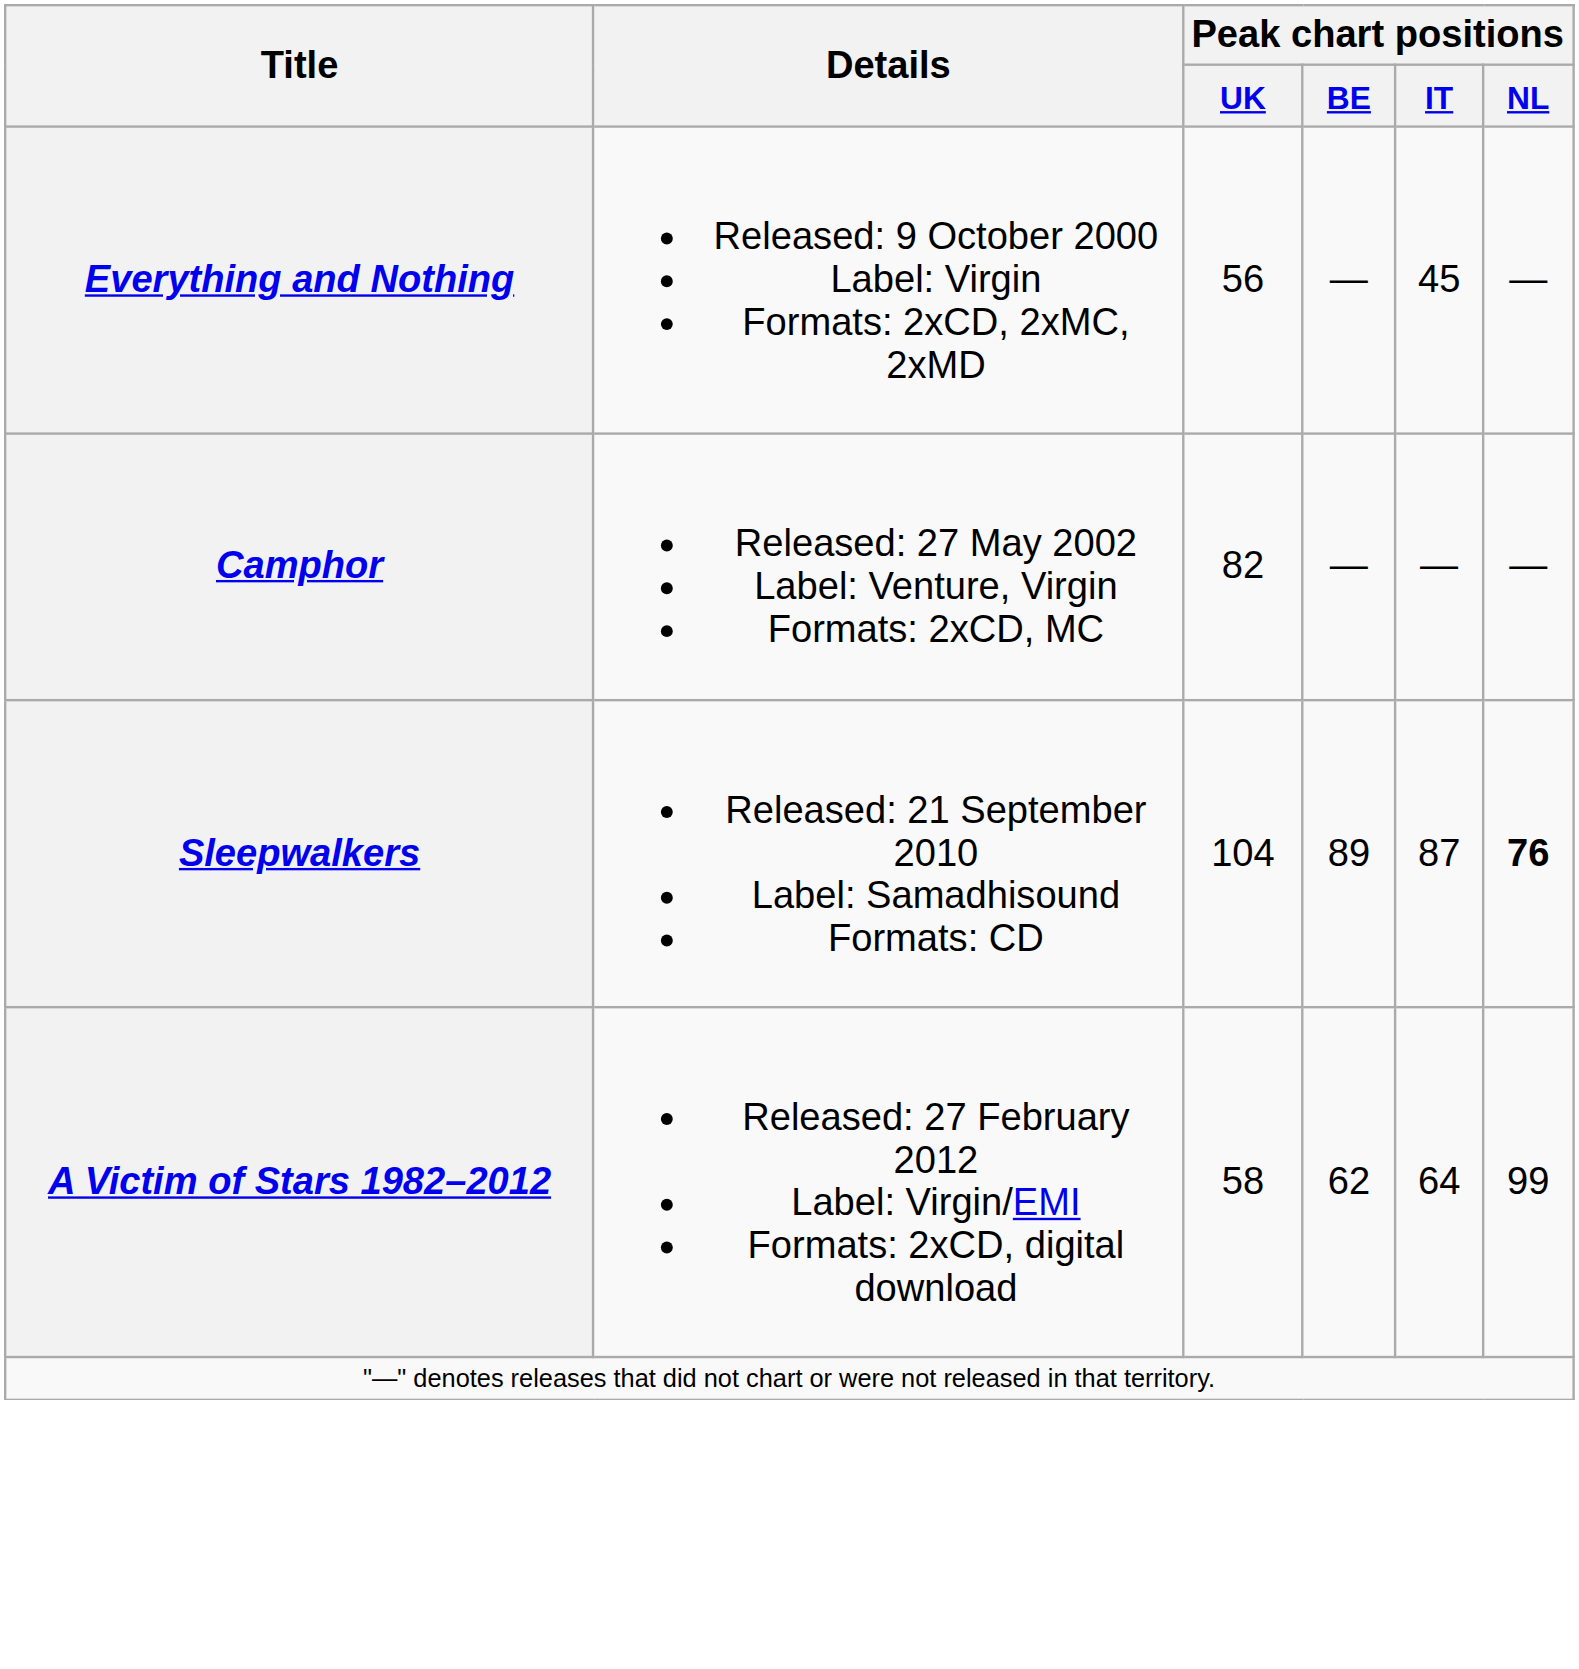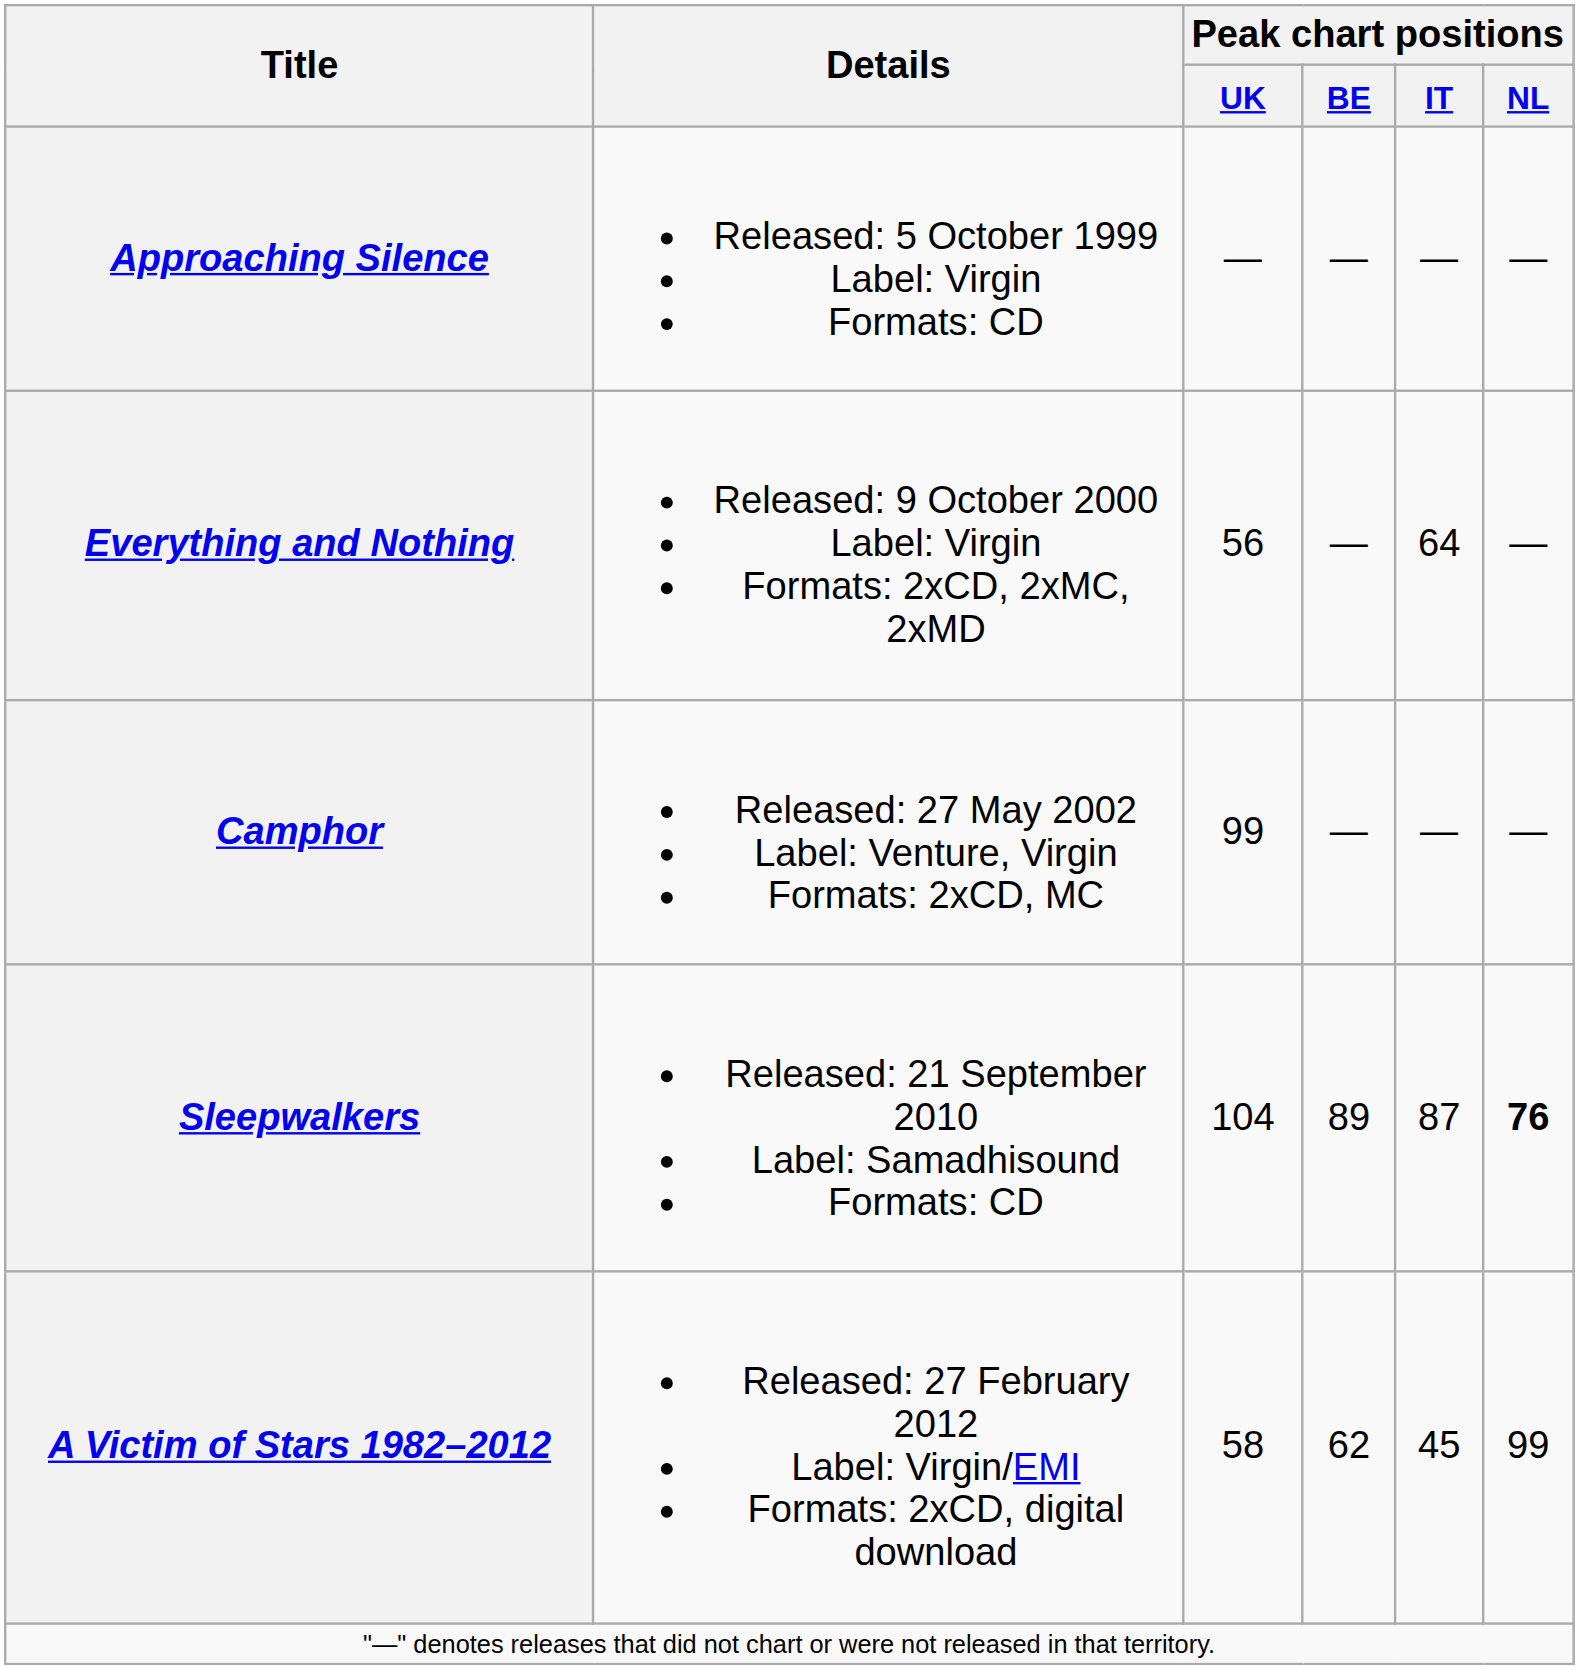+ row: (300, 257)
(1439, 279) 45 -> (1439, 544) 64
(1243, 565) 82 -> (1243, 830) 99
(1439, 1181) 64 -> (1439, 1446) 45
